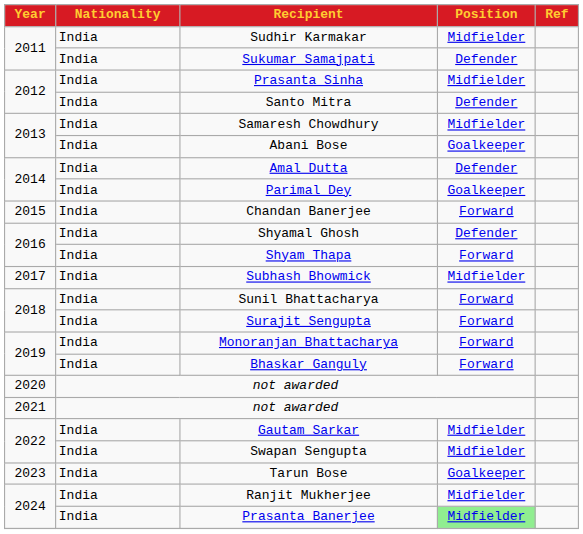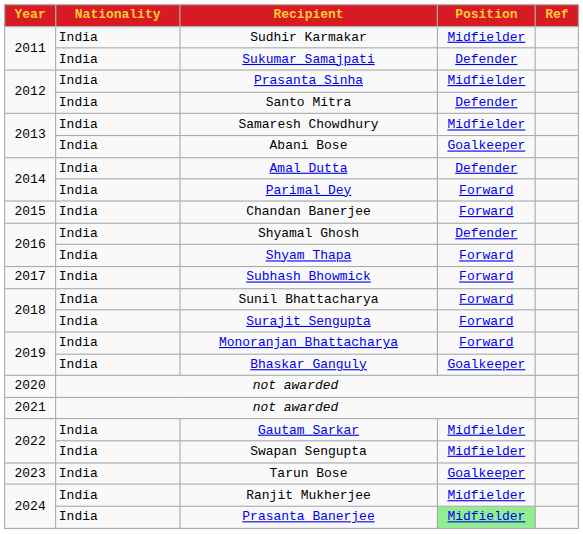(486, 190) Goalkeeper -> (486, 190) Forward
(486, 277) Midfielder -> (486, 277) Forward
(486, 364) Forward -> (486, 364) Goalkeeper
